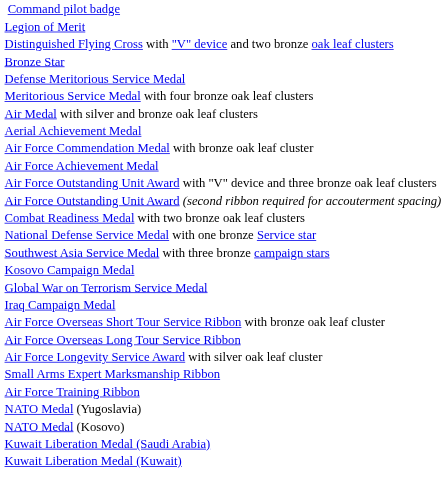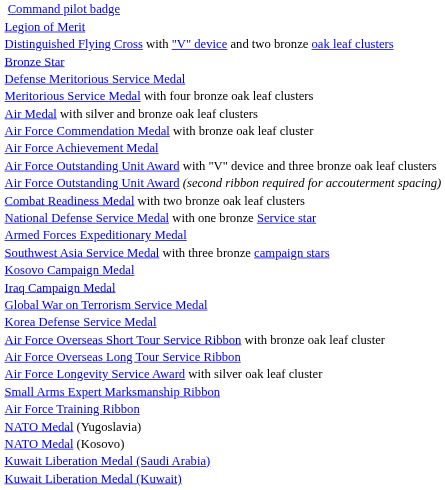- row: (73, 131)
+ row: (96, 235)
rows swapped: (60, 305) <-> (106, 287)
+ row: (81, 322)
